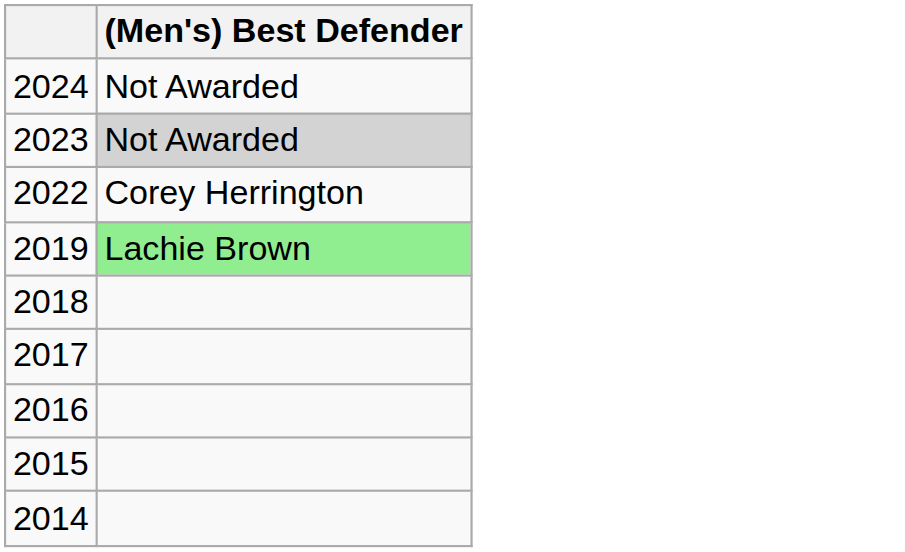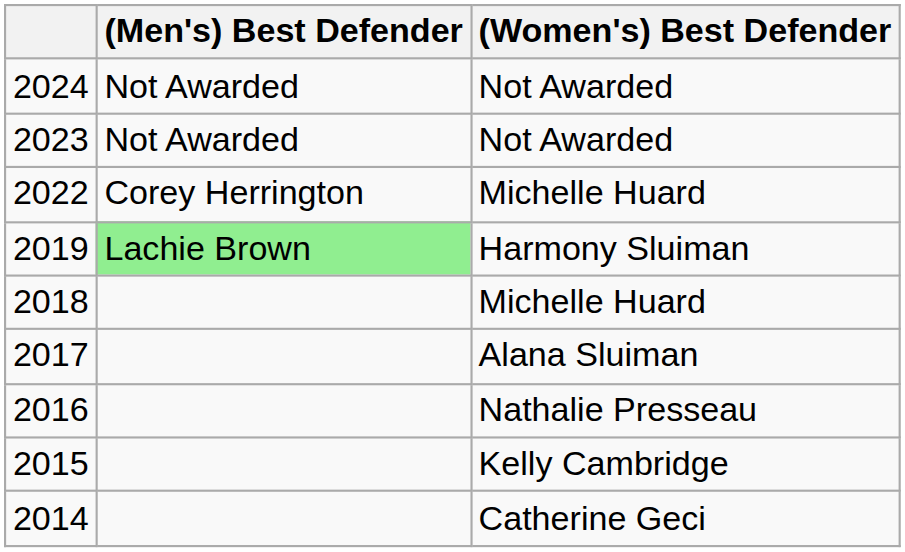+ column: (685, 31)
(202, 139) lightgrey background -> (202, 139) no background
